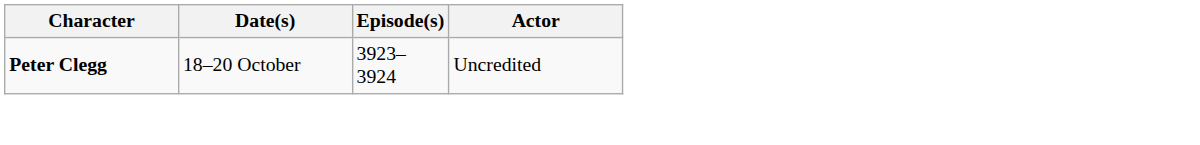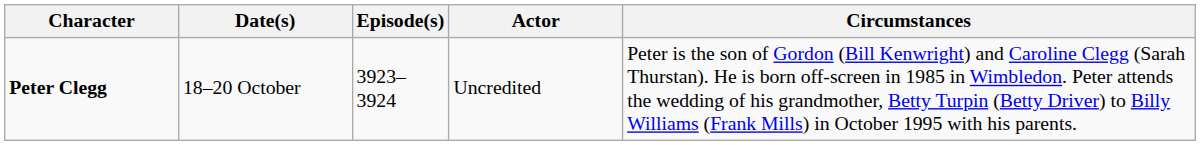+ column: (909, 21)
